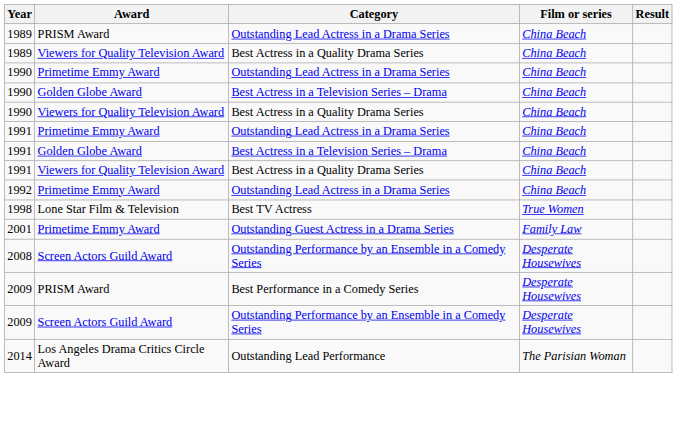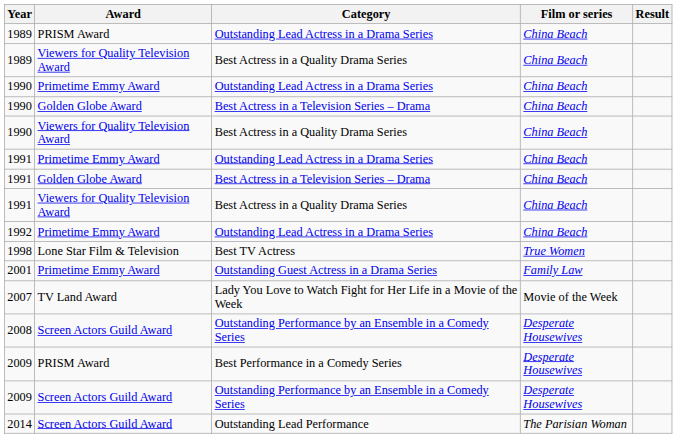+ row: (20, 297)
(121, 355) Los Angeles Drama Critics Circle Award -> (105, 423) Screen Actors Guild Award
